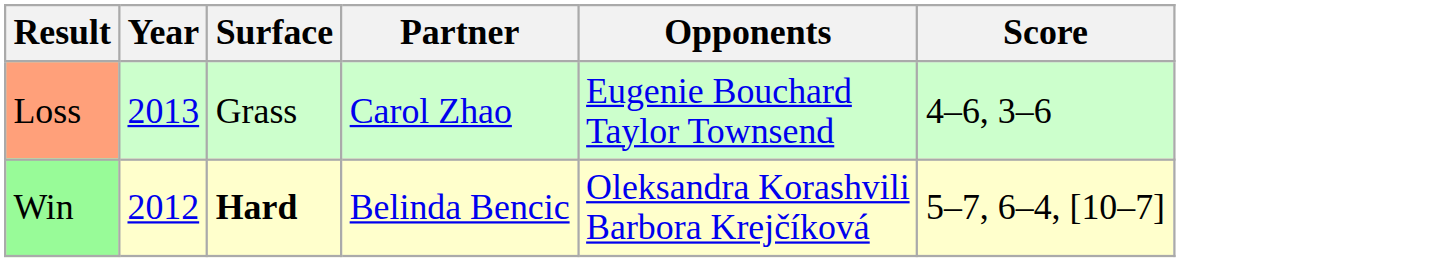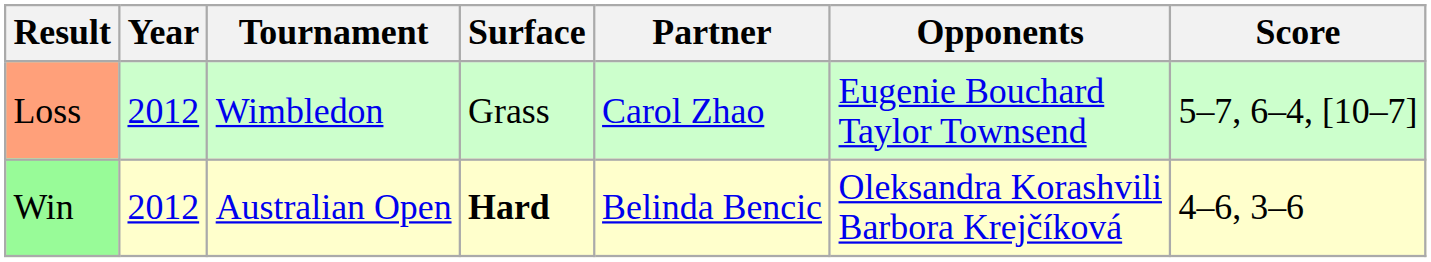+ column: (334, 32)
(163, 109) 2013 -> (163, 109) 2012
(989, 109) 4–6, 3–6 -> (1298, 109) 5–7, 6–4, [10–7]
(1046, 207) 5–7, 6–4, [10–7] -> (1241, 207) 4–6, 3–6
